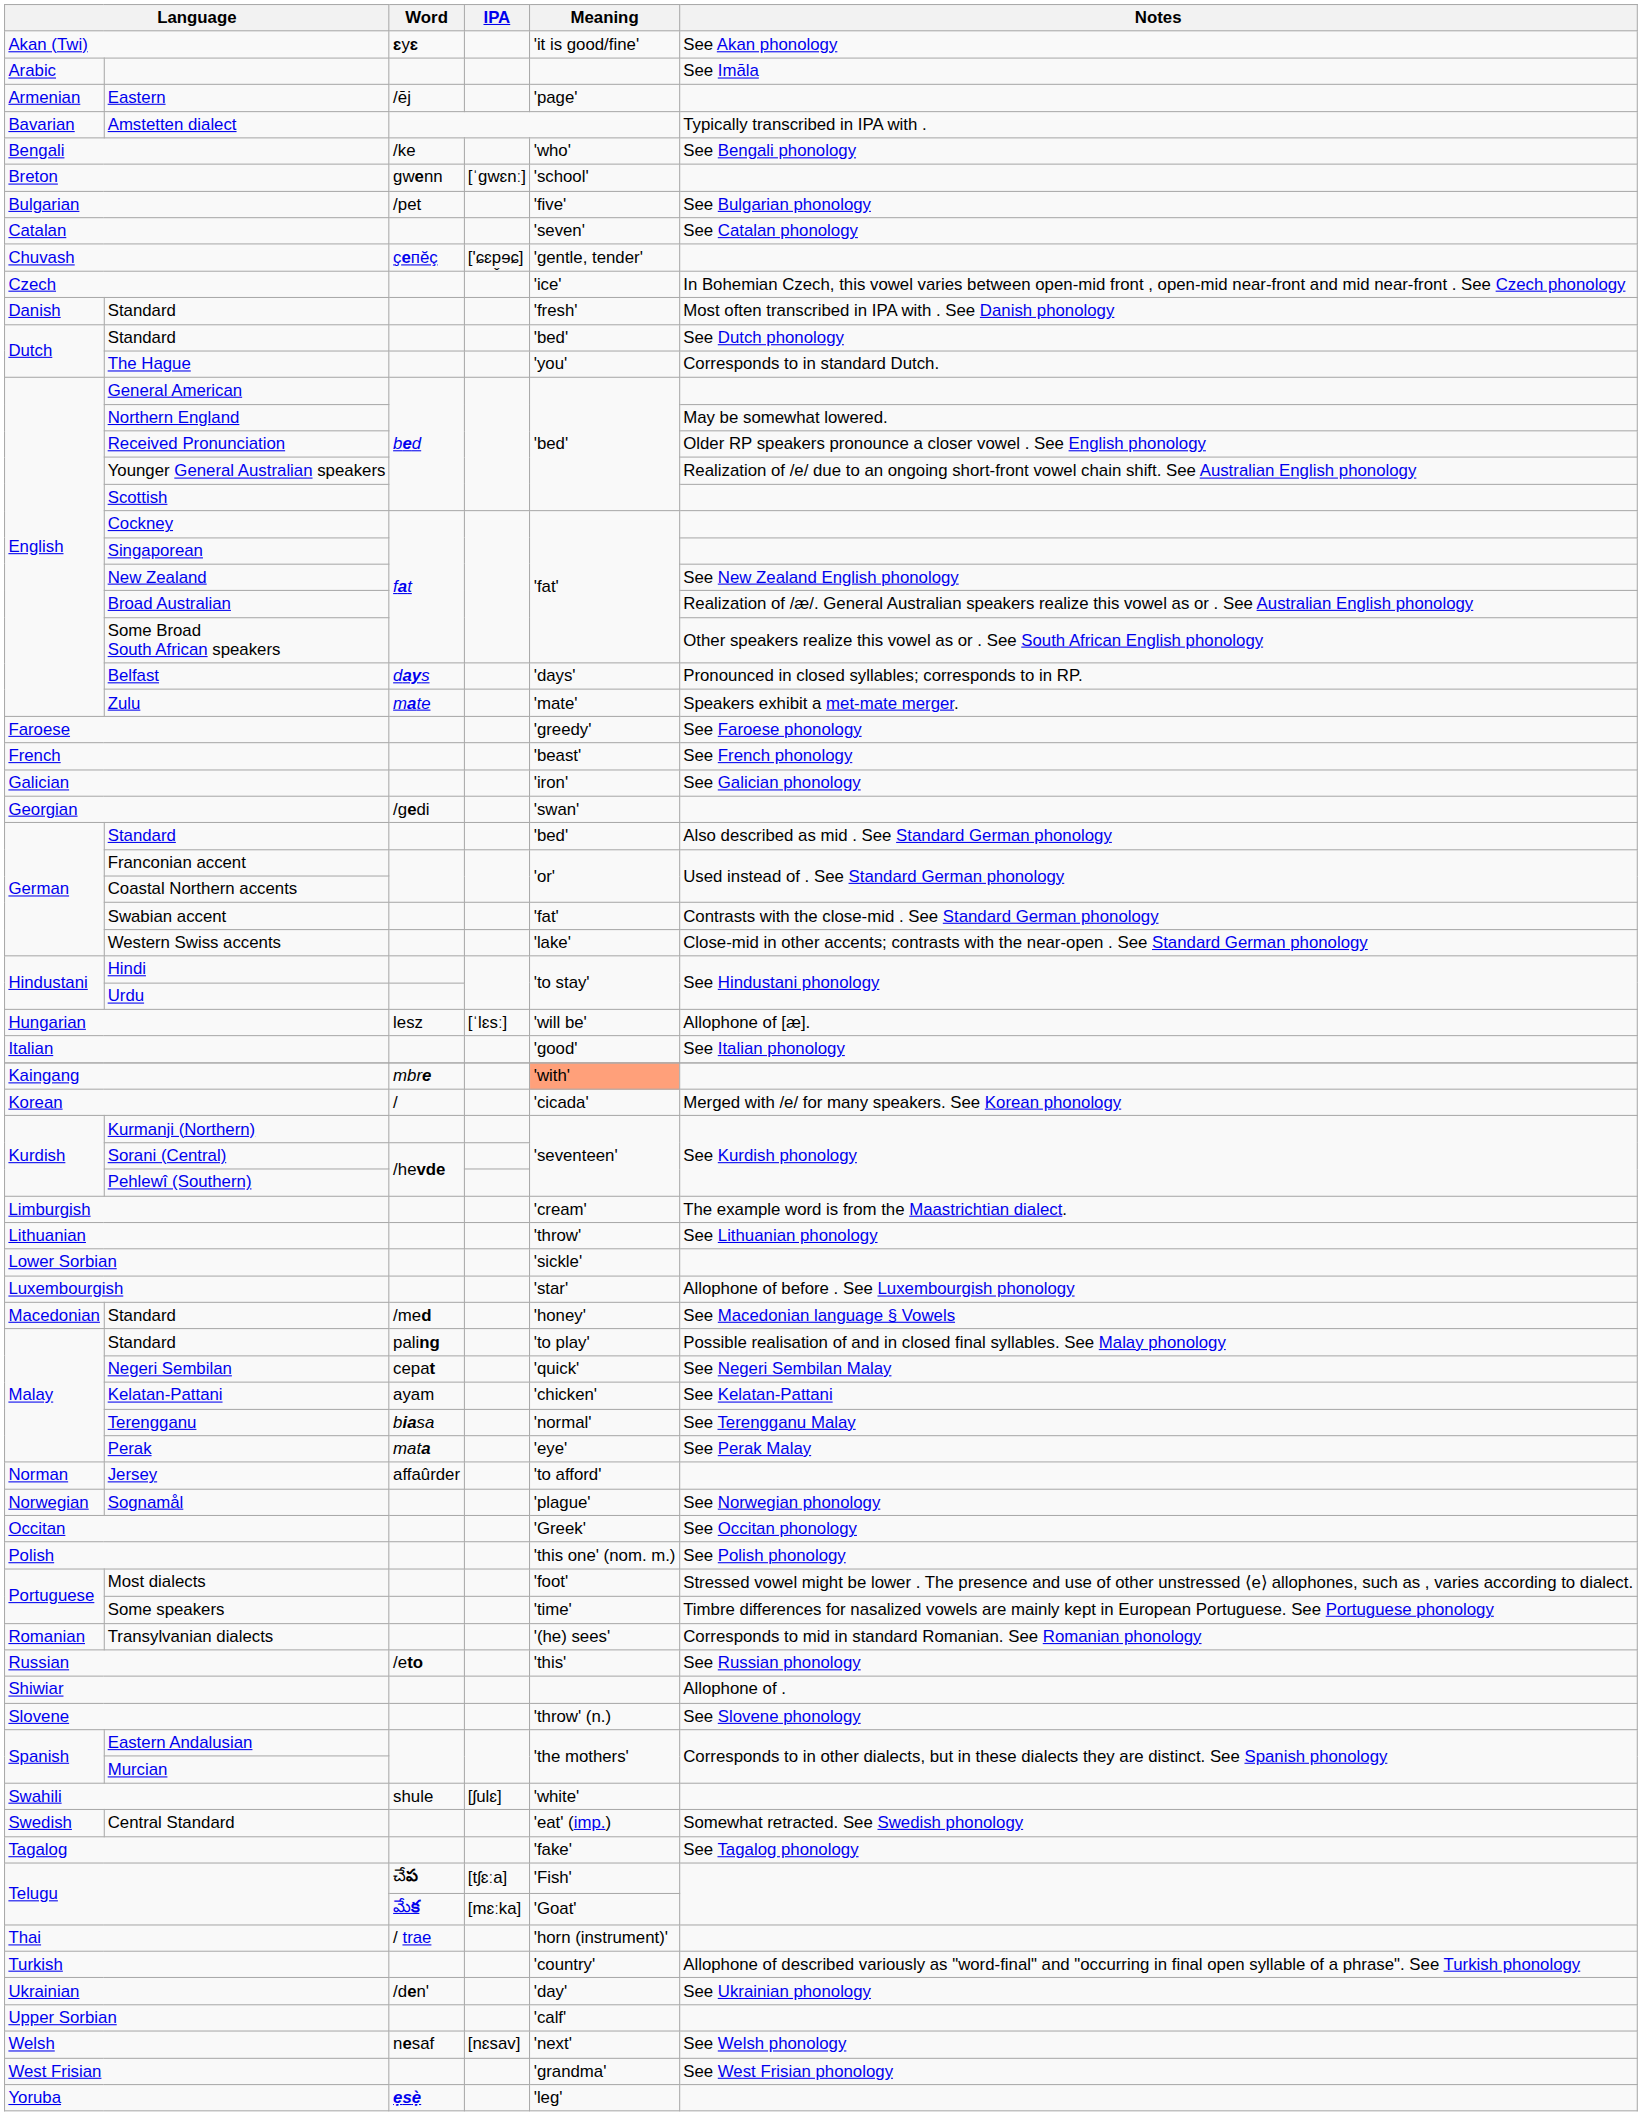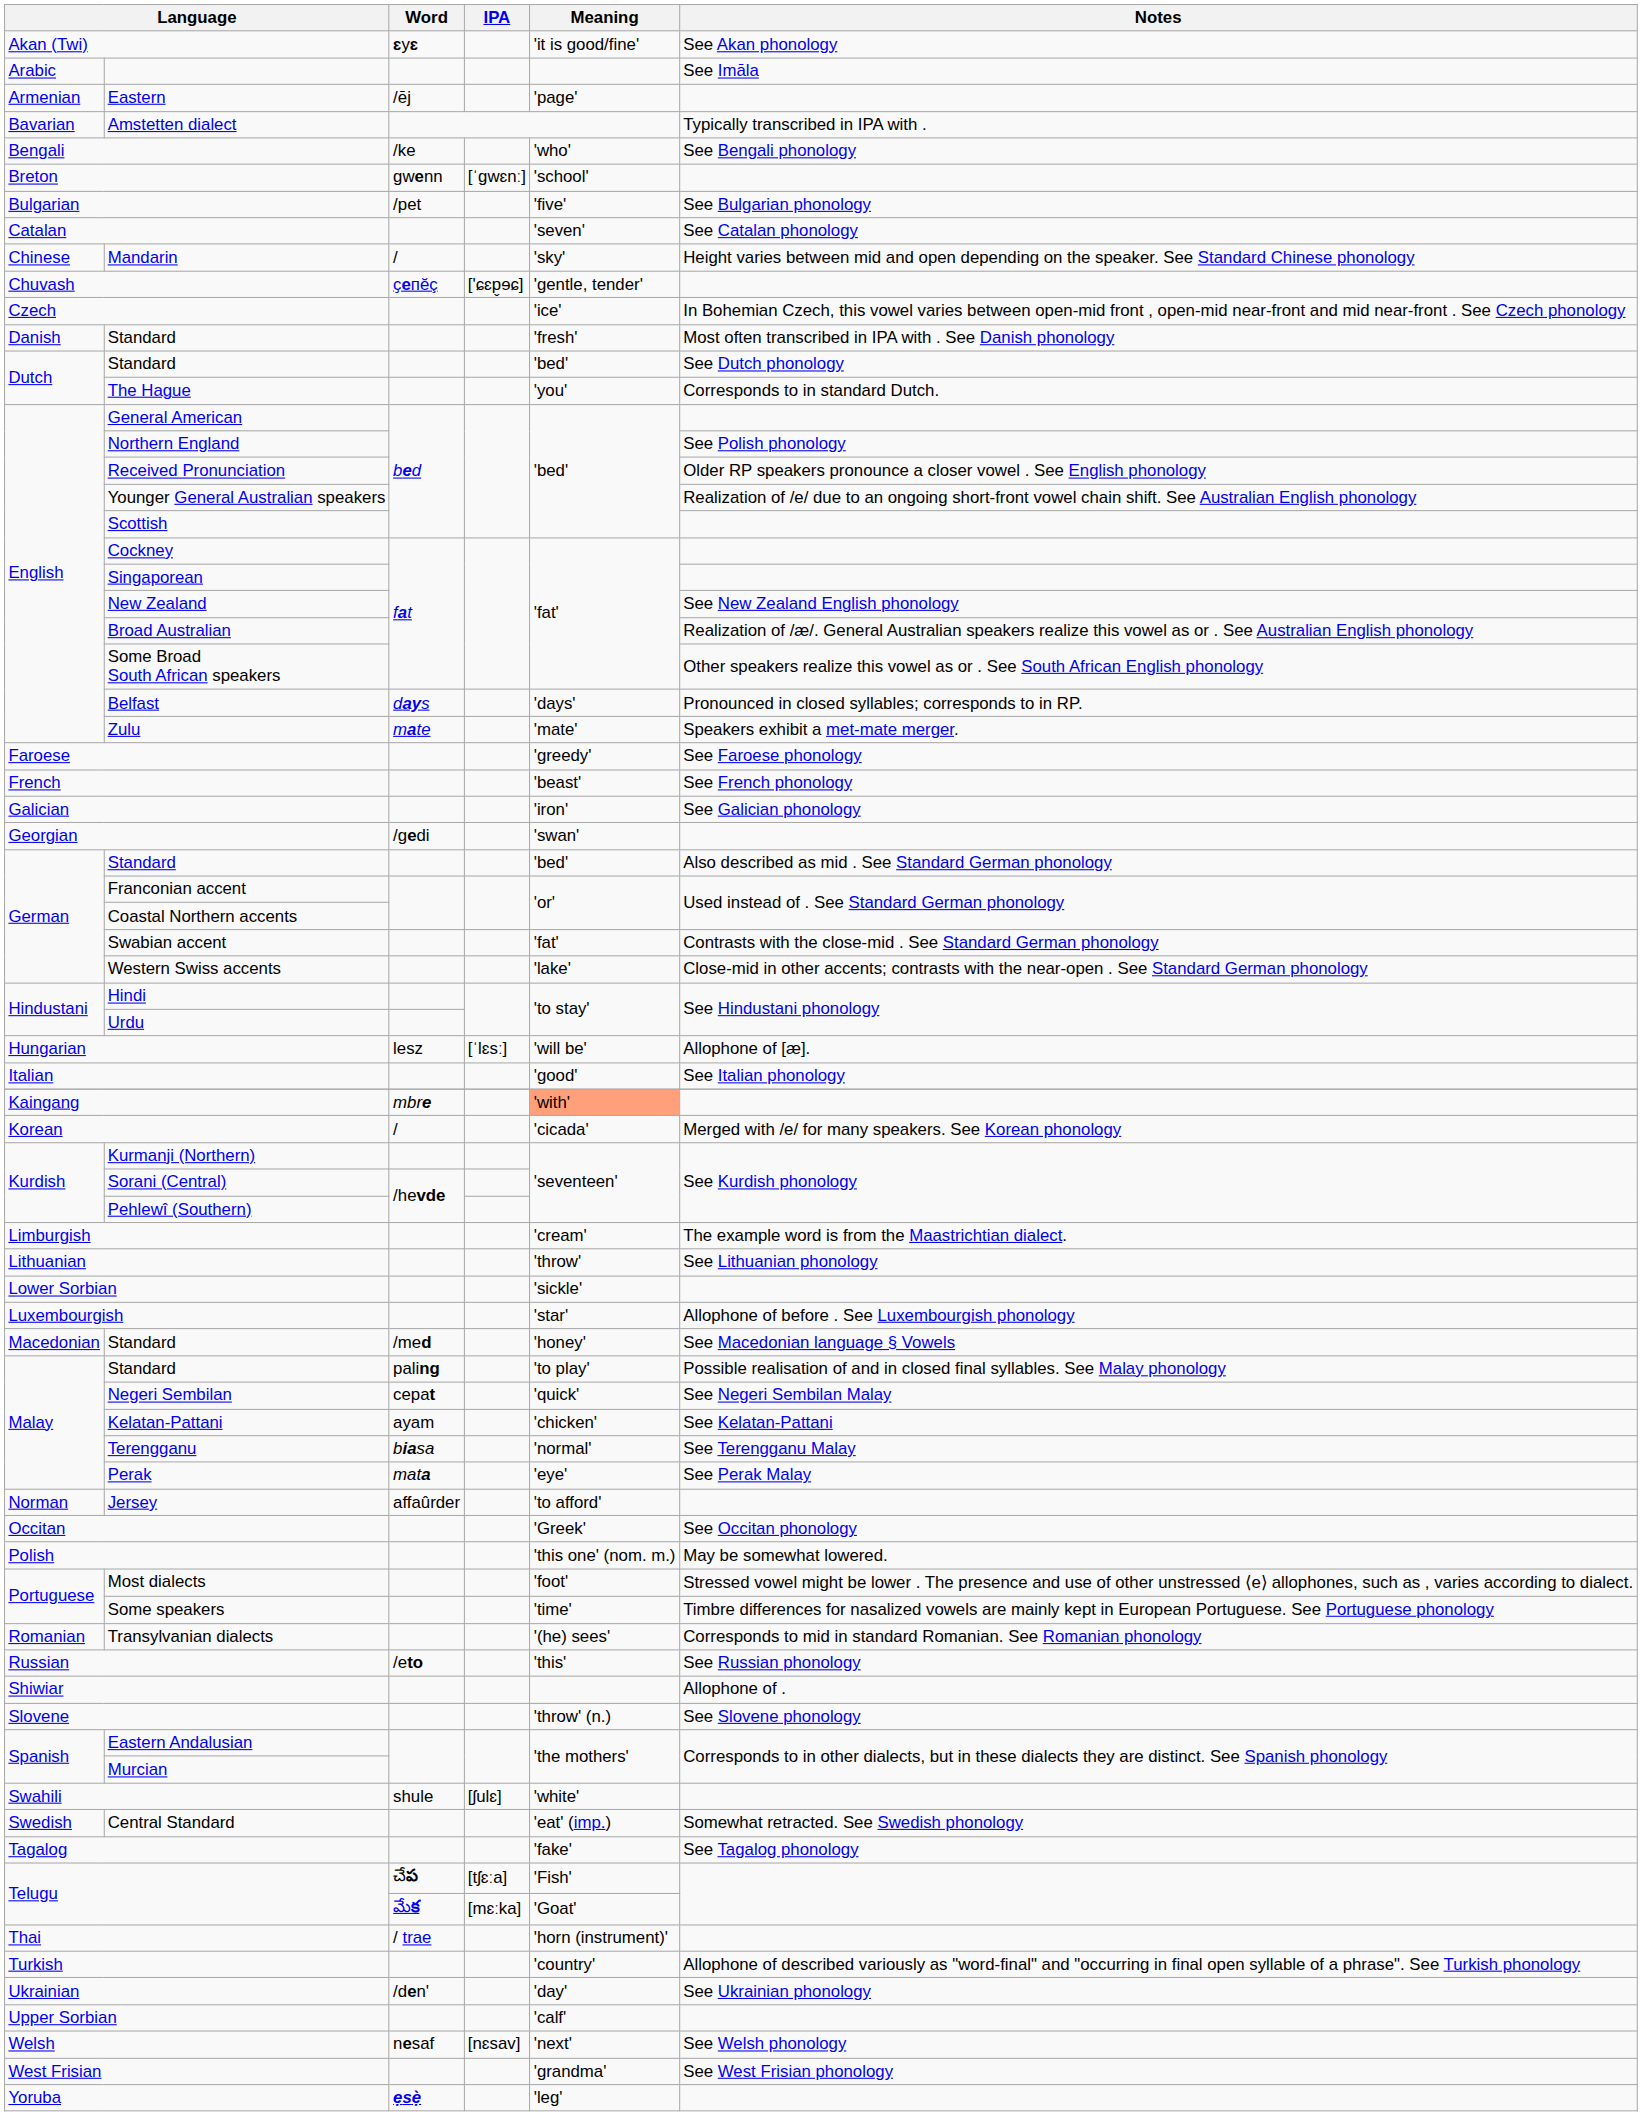+ row: (39, 257)
(785, 417) May be somewhat lowered. -> (764, 444) See Polish phonology
- row: (49, 1502)
(764, 1555) See Polish phonology -> (785, 1555) May be somewhat lowered.
